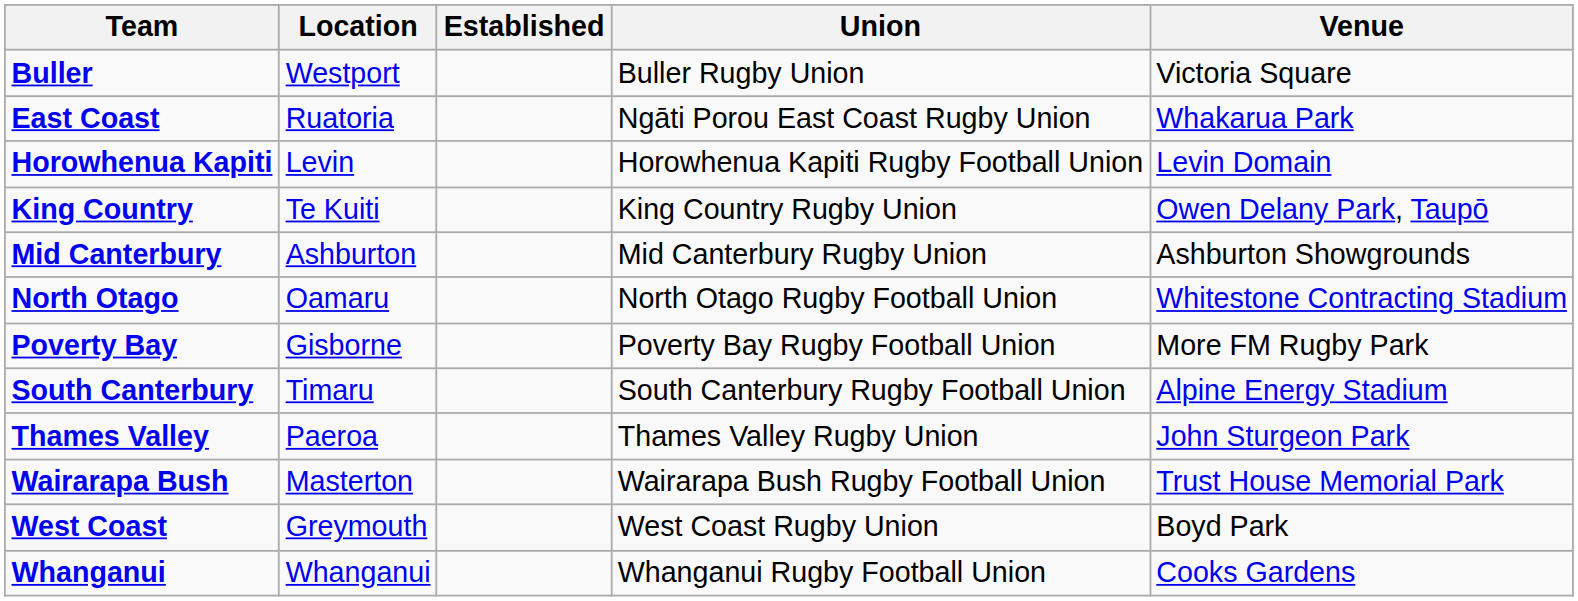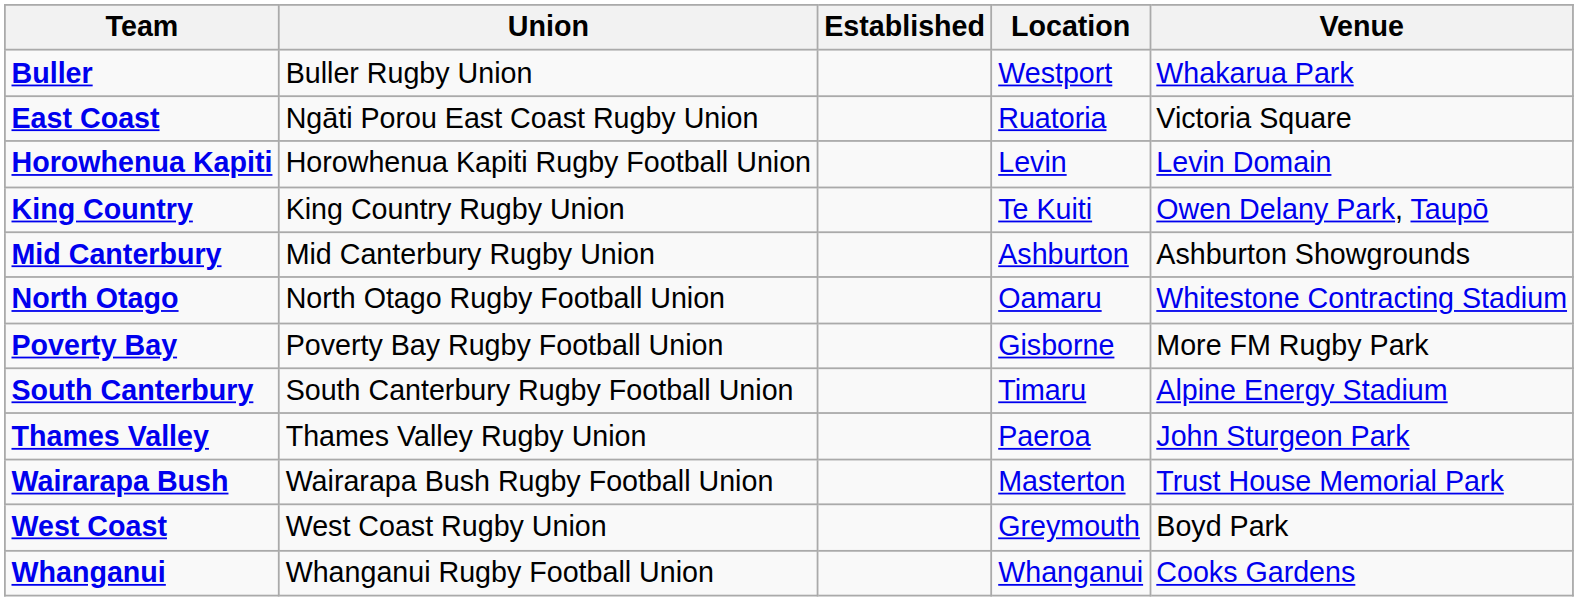columns swapped: (880, 27) <-> (358, 27)
(1254, 72) Victoria Square -> (1255, 72) Whakarua Park
(1255, 118) Whakarua Park -> (1254, 118) Victoria Square
